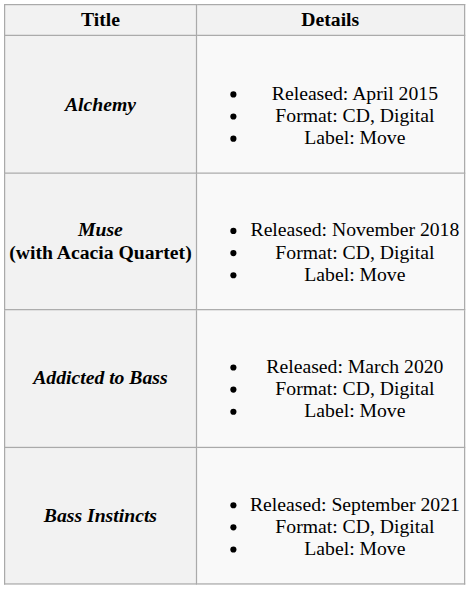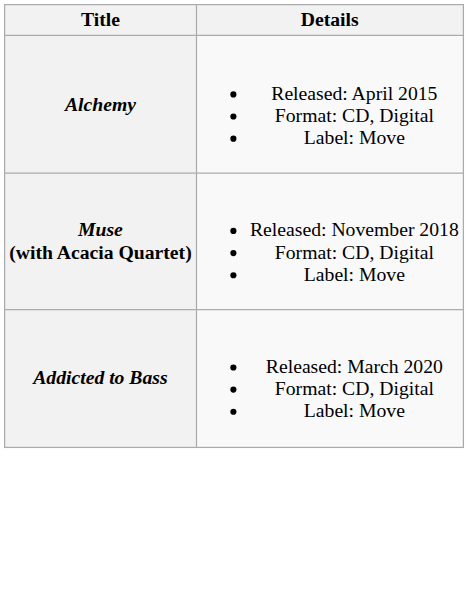- row: (100, 515)
